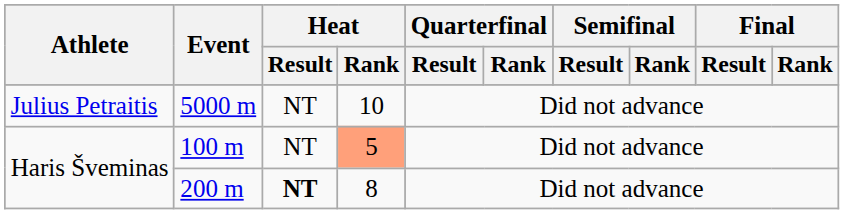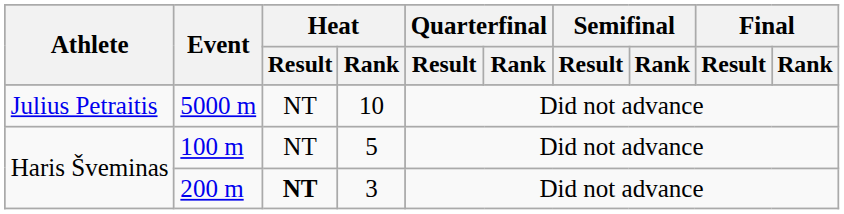(371, 147) lightsalmon background -> (371, 147) no background
(371, 188) 8 -> (371, 188) 3
